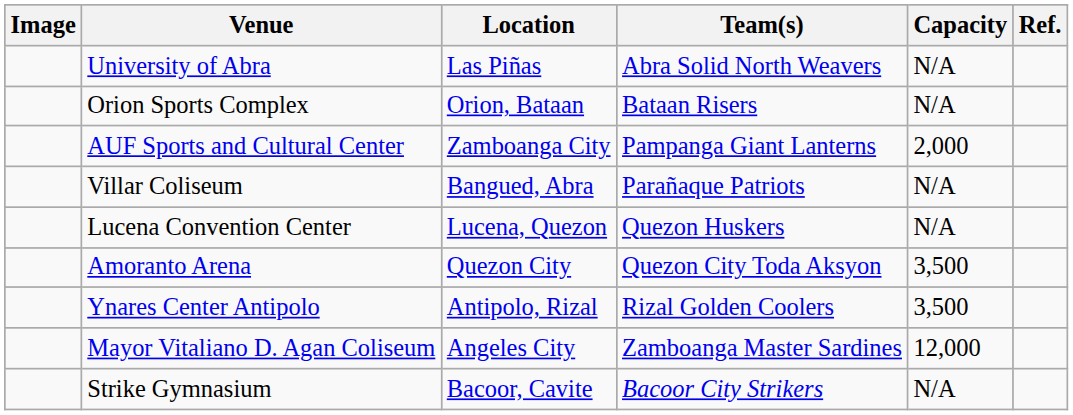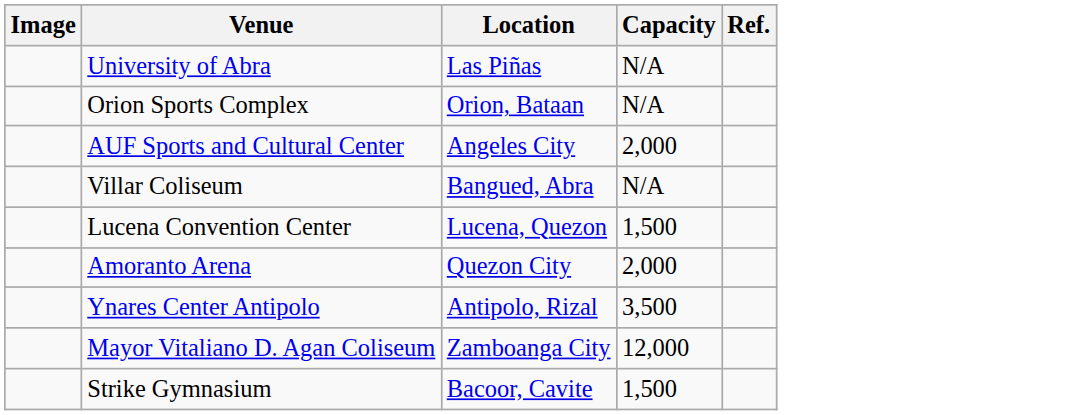- column: (762, 25)
(529, 146) Zamboanga City -> (511, 146) Angeles City
(934, 226) N/A -> (650, 226) 1,500
(941, 267) 3,500 -> (650, 267) 2,000
(511, 348) Angeles City -> (529, 348) Zamboanga City
(934, 388) N/A -> (650, 388) 1,500
